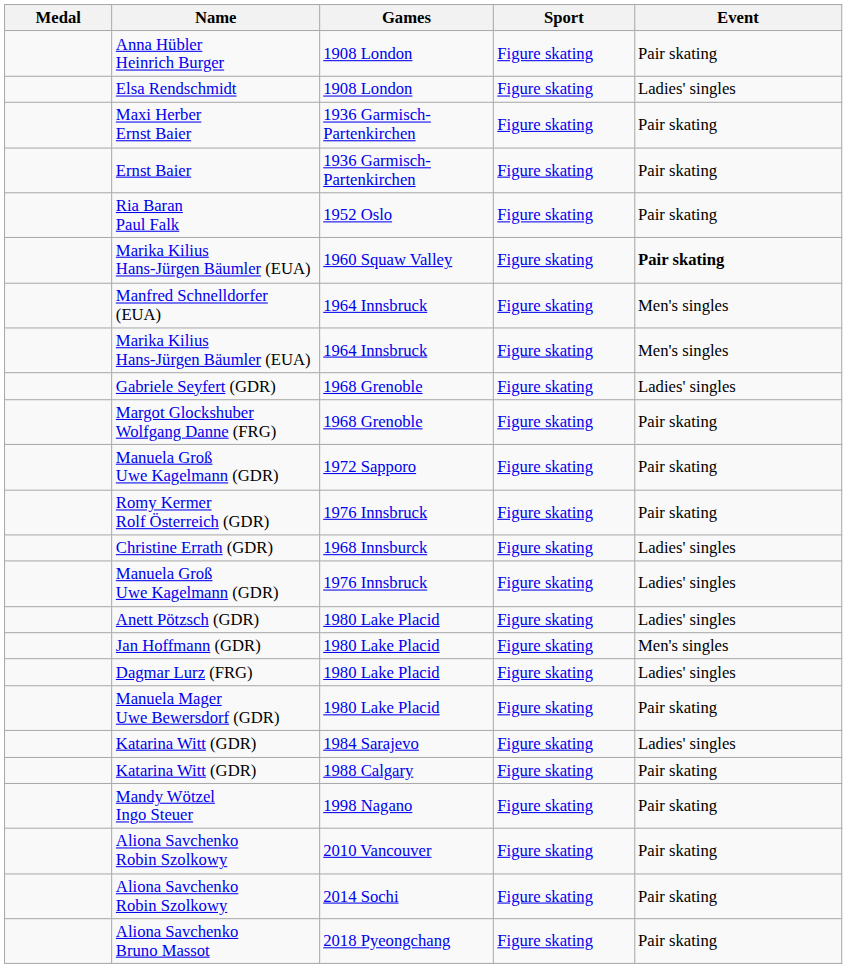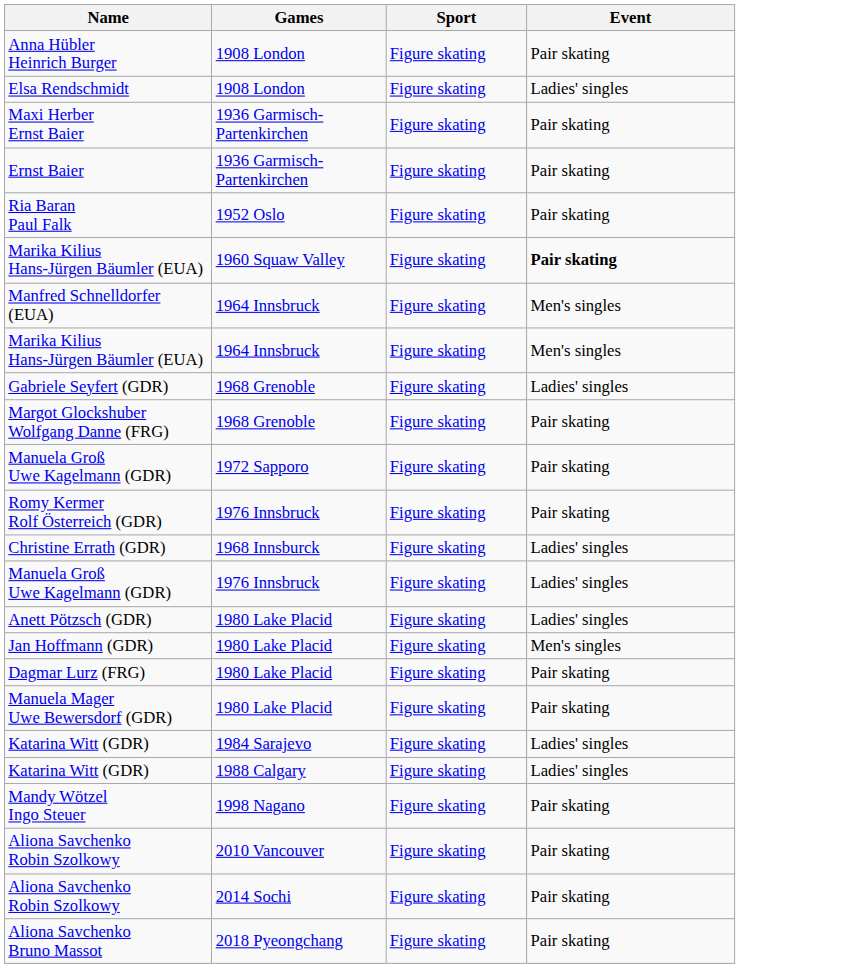- column: (58, 17)
(687, 672) Ladies' singles -> (570, 672) Pair skating
(678, 770) Pair skating -> (579, 770) Ladies' singles
